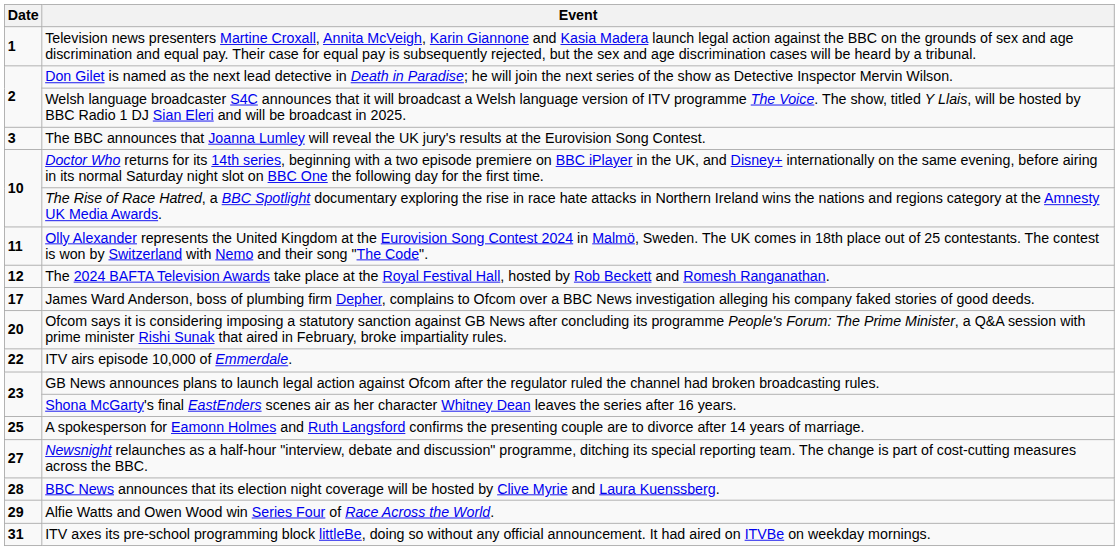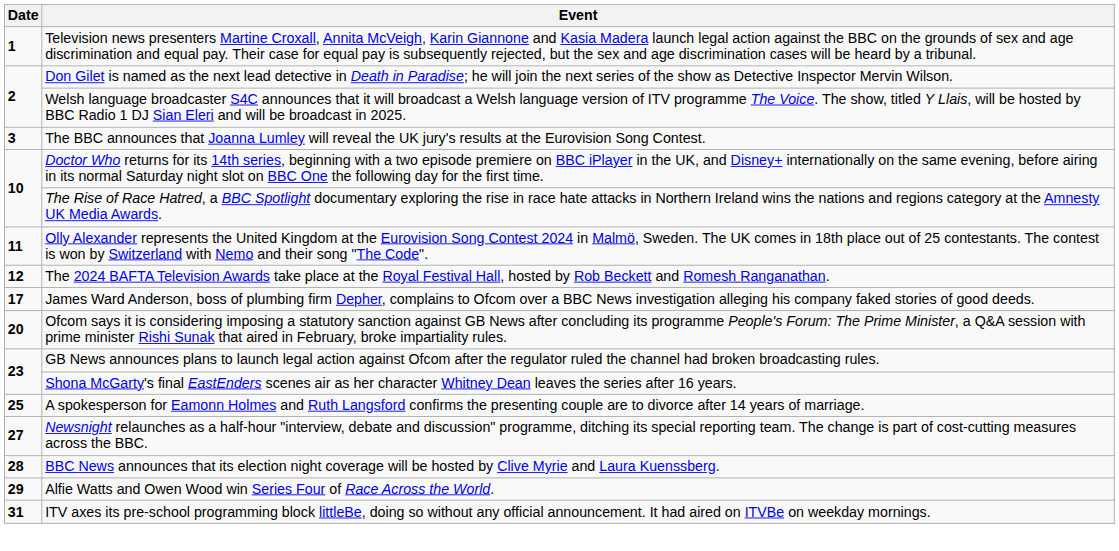- row: (169, 360)
